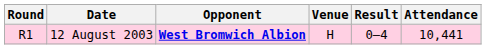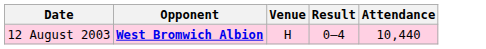- column: (26, 14)
(441, 34) 10,441 -> (399, 34) 10,440
